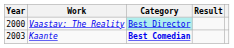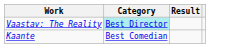- column: (16, 11)
(159, 37) bold -> (136, 37) normal
